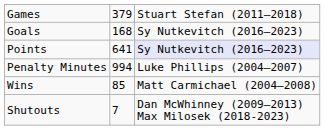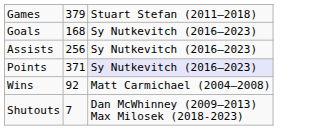+ row: (30, 49)
(122, 49) 641 -> (76, 67) 371
- row: (57, 67)
(119, 85) 85 -> (72, 85) 92
